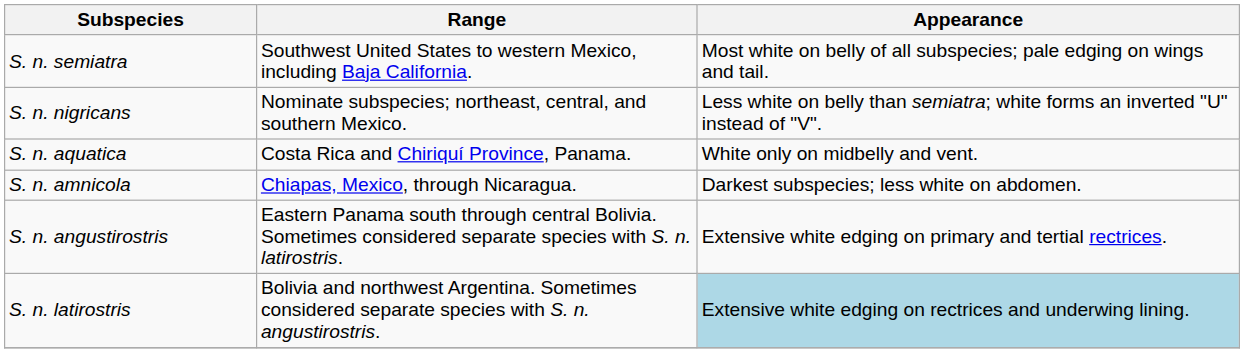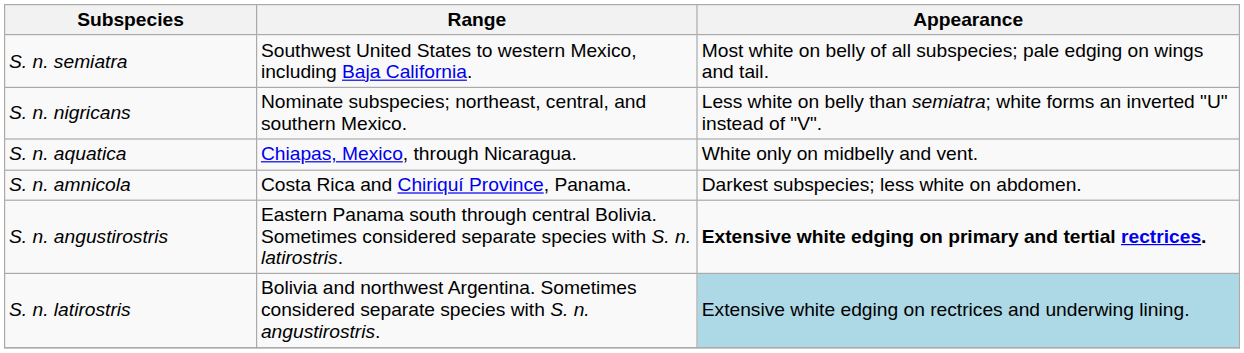(446, 154) Costa Rica and Chiriquí Province, Panama. -> (419, 154) Chiapas, Mexico, through Nicaragua.
(419, 184) Chiapas, Mexico, through Nicaragua. -> (446, 184) Costa Rica and Chiriquí Province, Panama.
(934, 236) normal -> (954, 236) bold
